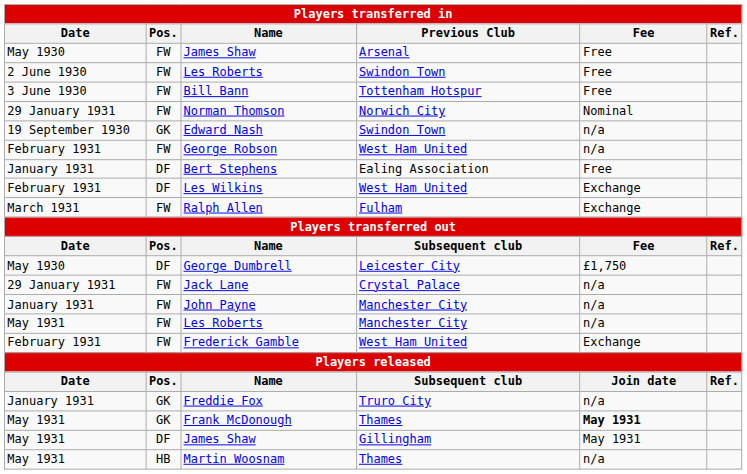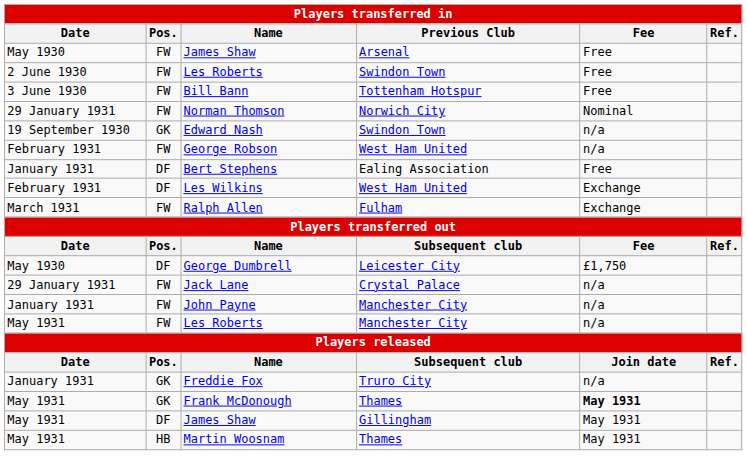- row: (241, 343)
(594, 459) n/a -> (612, 440) May 1931
